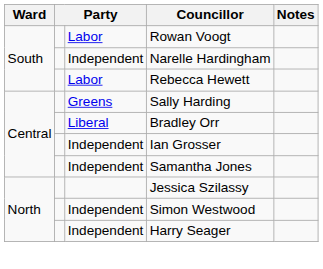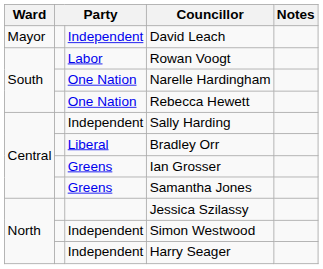+ row: (187, 36)
(106, 58) Independent -> (102, 79) One Nation
(85, 79) Labor -> (102, 101) One Nation
(90, 101) Greens -> (106, 123) Independent
(106, 144) Independent -> (90, 166) Greens
(106, 166) Independent -> (90, 187) Greens
